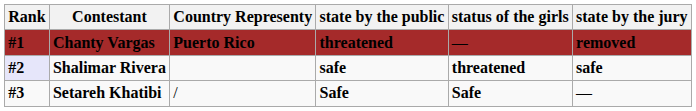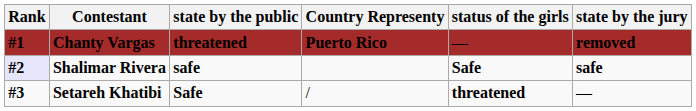columns swapped: (243, 17) <-> (382, 17)
(489, 67) threatened -> (466, 67) Safe
(466, 93) Safe -> (489, 93) threatened
